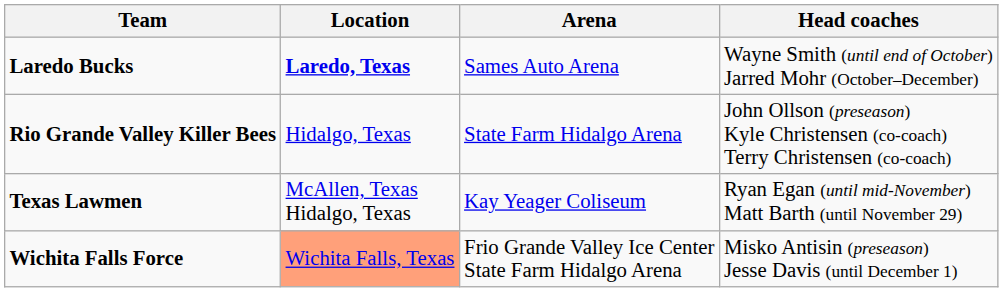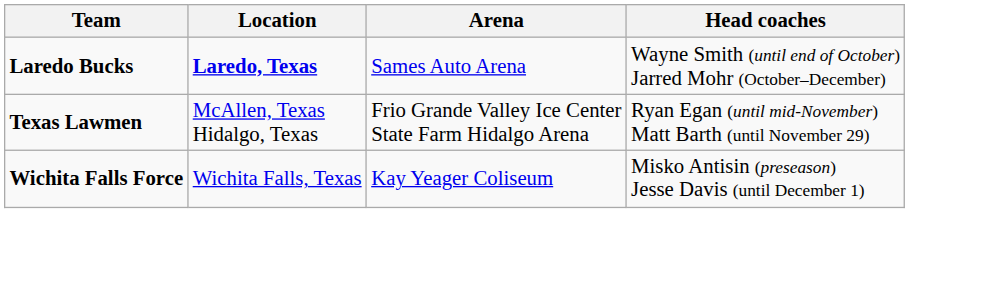- row: (143, 133)
(555, 201) Kay Yeager Coliseum -> (496, 122) Frio Grande Valley Ice Center State Farm Hidalgo Arena
(370, 258) lightsalmon background -> (277, 178) no background
(589, 258) Frio Grande Valley Ice Center State Farm Hidalgo Arena -> (462, 178) Kay Yeager Coliseum
